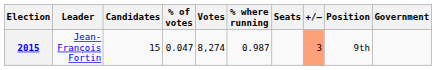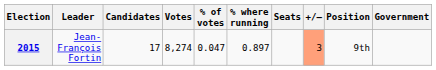columns swapped: (211, 17) <-> (179, 17)
(155, 48) 15 -> (155, 48) 17
(256, 48) 0.987 -> (256, 48) 0.897
